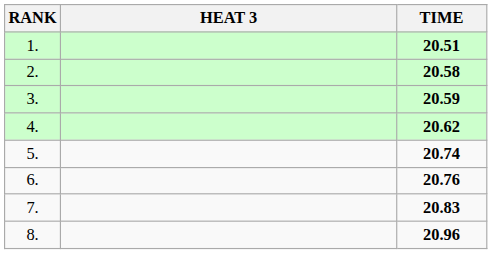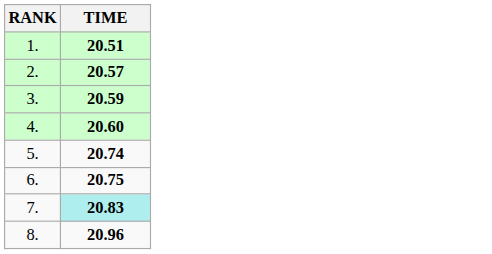- column: (229, 18)
(441, 72) 20.58 -> (105, 72) 20.57
(441, 126) 20.62 -> (105, 126) 20.60
(441, 180) 20.76 -> (105, 180) 20.75
(441, 207) no background -> (105, 207) paleturquoise background
